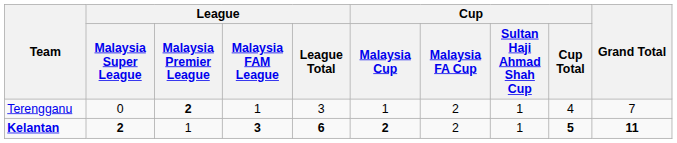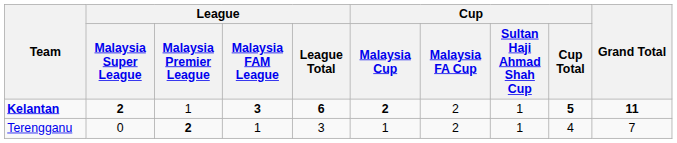rows swapped: (33, 128) <-> (40, 108)
